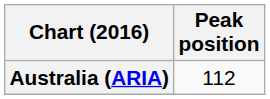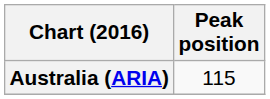(219, 77) 112 -> (219, 77) 115
